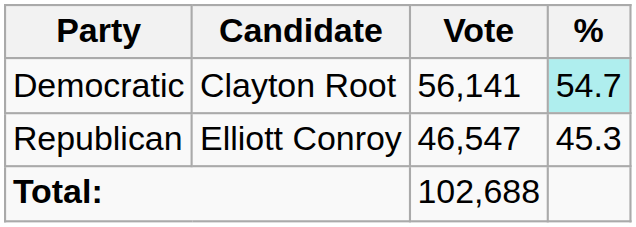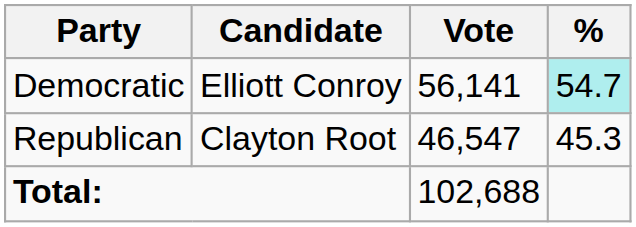(298, 85) Clayton Root -> (301, 85) Elliott Conroy
(301, 138) Elliott Conroy -> (298, 138) Clayton Root
